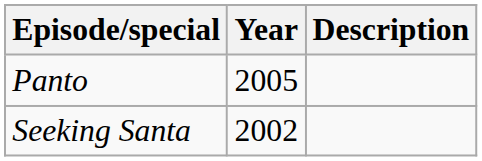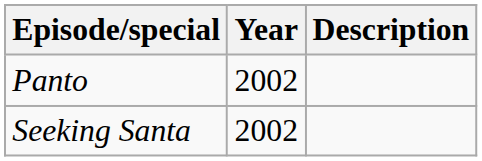(266, 79) 2005 -> (266, 79) 2002
